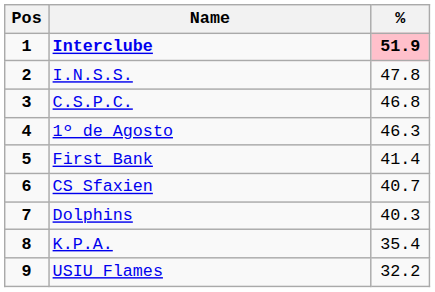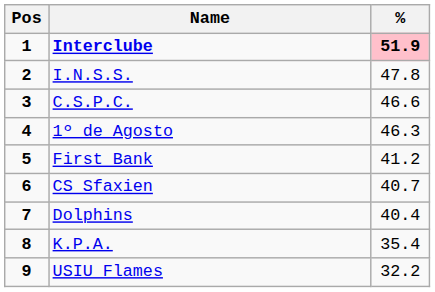(400, 103) 46.8 -> (400, 103) 46.6
(400, 159) 41.4 -> (400, 159) 41.2
(400, 215) 40.3 -> (400, 215) 40.4
